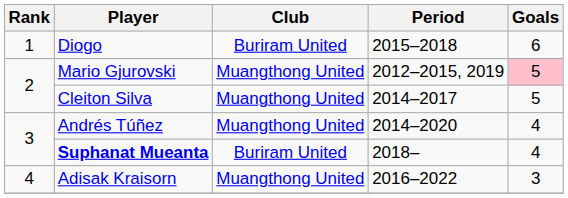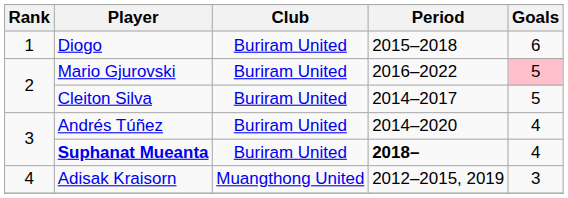(290, 71) Muangthong United -> (290, 71) Buriram United
(438, 71) 2012–2015, 2019 -> (415, 71) 2016–2022
(290, 98) Muangthong United -> (290, 98) Buriram United
(290, 125) Muangthong United -> (290, 125) Buriram United
(396, 152) normal -> (396, 152) bold
(415, 179) 2016–2022 -> (438, 179) 2012–2015, 2019
